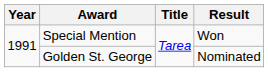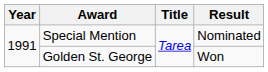(211, 35) Won -> (229, 35) Nominated
(229, 56) Nominated -> (211, 56) Won
